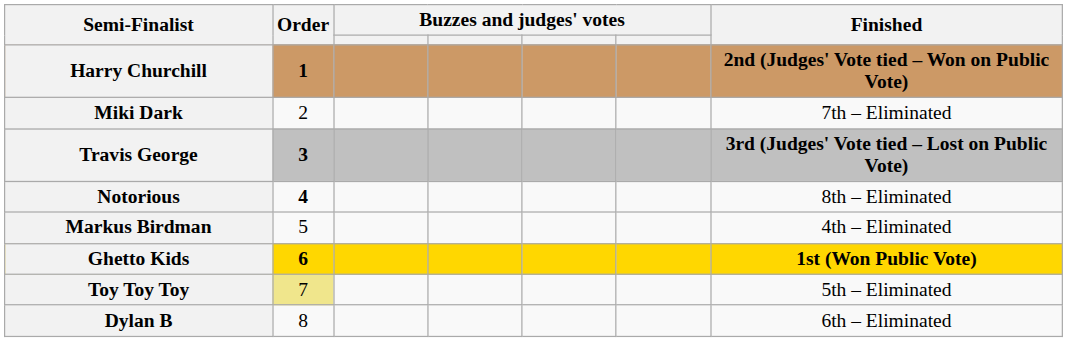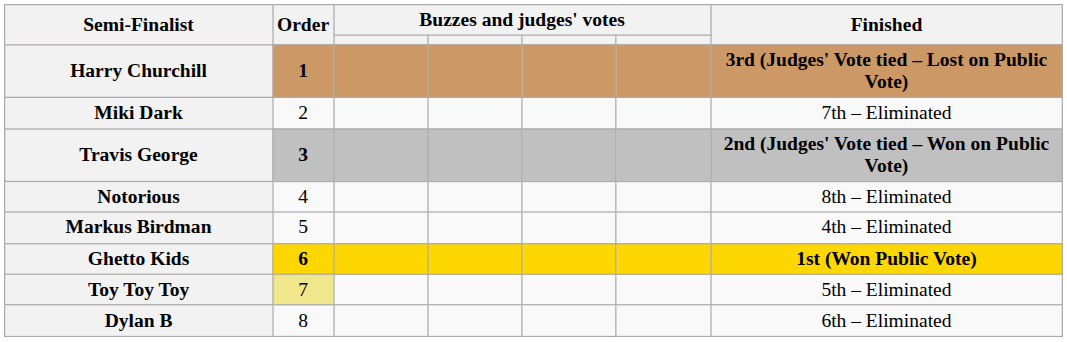(886, 70) 2nd (Judges' Vote tied – Won on Public Vote) -> (886, 70) 3rd (Judges' Vote tied – Lost on Public Vote)
(886, 154) 3rd (Judges' Vote tied – Lost on Public Vote) -> (886, 154) 2nd (Judges' Vote tied – Won on Public Vote)
(303, 196) bold -> (303, 196) normal
